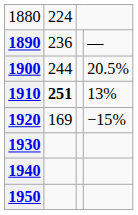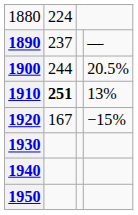(60, 42) 236 -> (60, 42) 237
(60, 119) 169 -> (60, 119) 167
